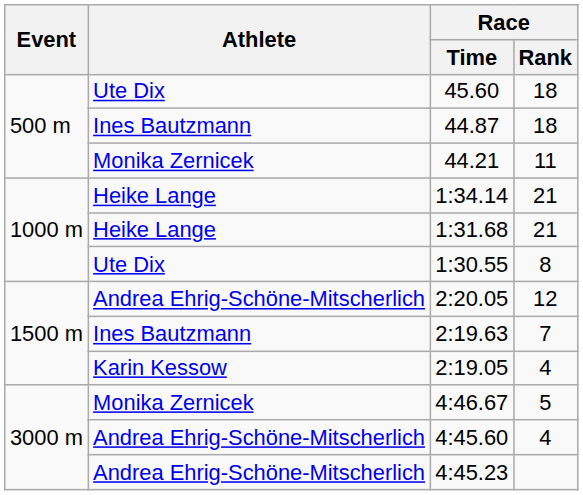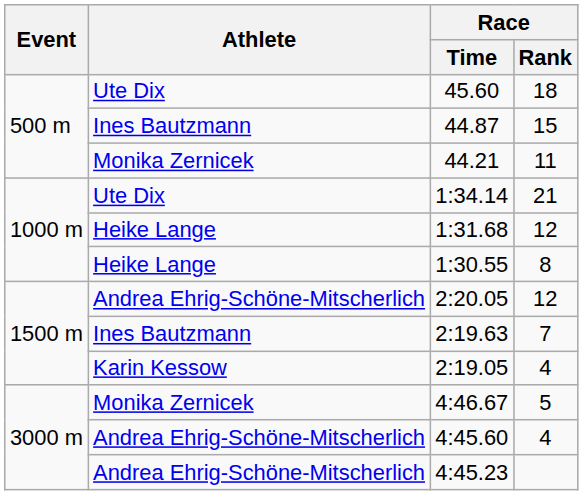(545, 126) 18 -> (545, 126) 15
(155, 195) Heike Lange -> (129, 195) Ute Dix
(545, 230) 21 -> (545, 230) 12
(129, 265) Ute Dix -> (155, 265) Heike Lange
